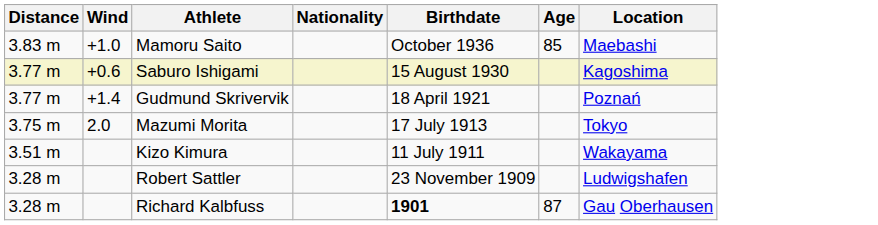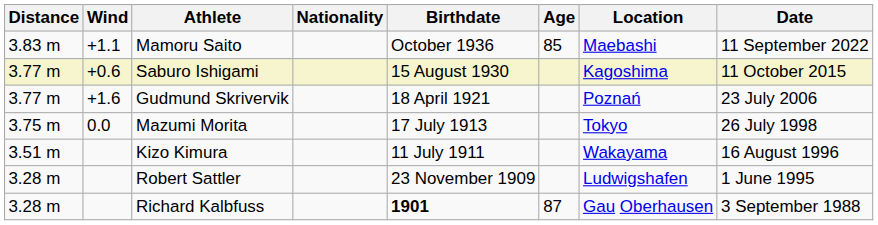+ column: (795, 17)
(104, 44) +1.0 -> (104, 44) +1.1
(104, 98) +1.4 -> (104, 98) +1.6
(99, 125) 2.0 -> (99, 125) 0.0
